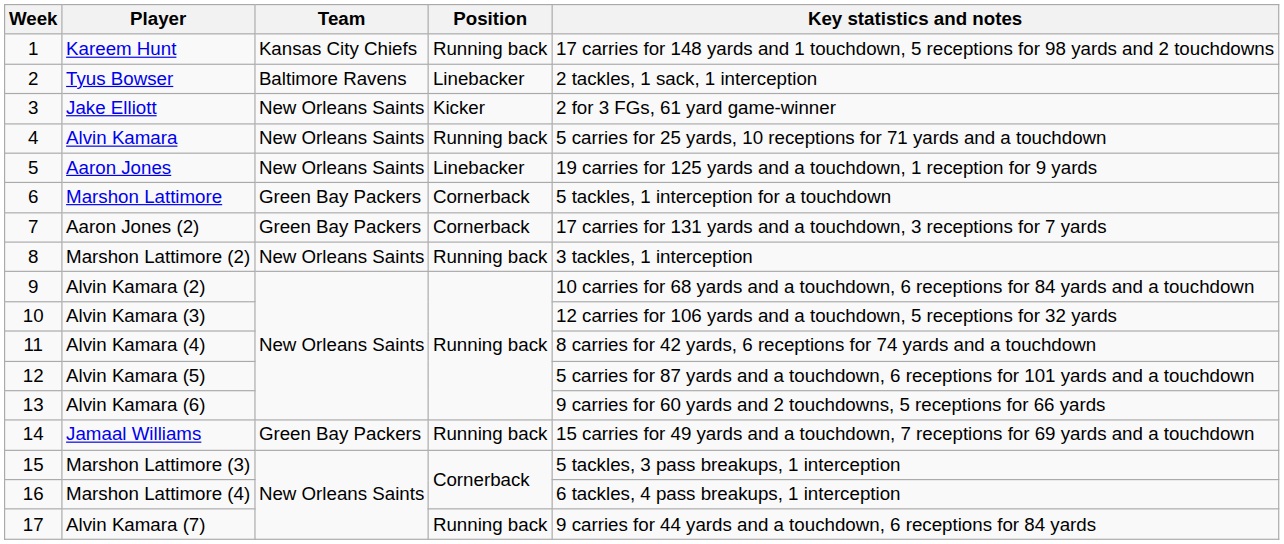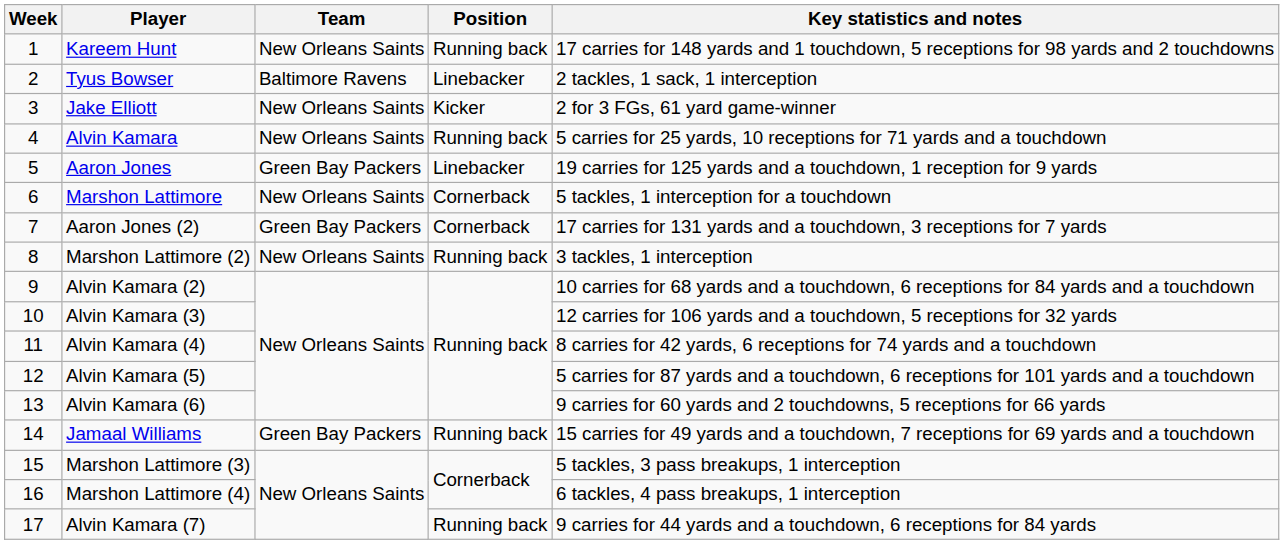(338, 49) Kansas City Chiefs -> (342, 49) New Orleans Saints
(342, 167) New Orleans Saints -> (340, 167) Green Bay Packers
(340, 197) Green Bay Packers -> (342, 197) New Orleans Saints
